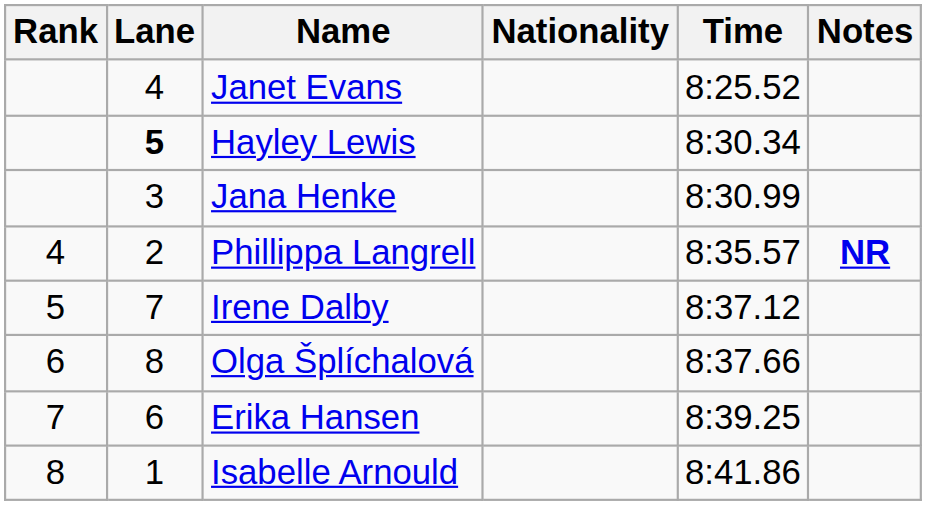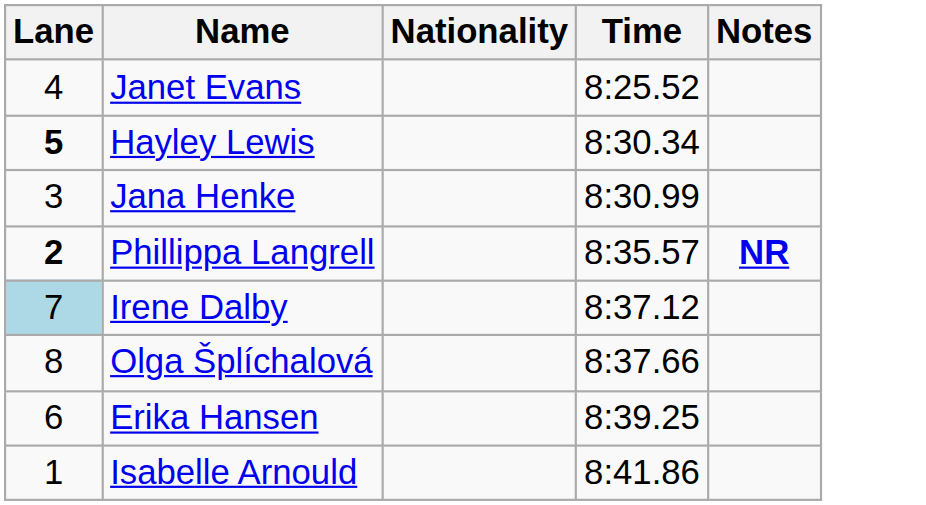- column: (56, 32)
(155, 252) normal -> (54, 252) bold
(155, 307) no background -> (54, 307) lightblue background
